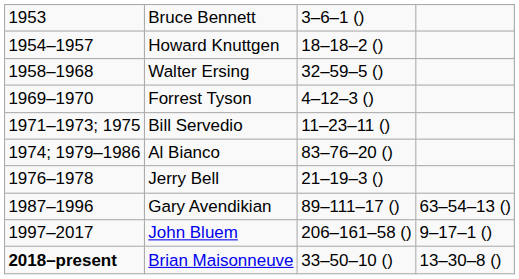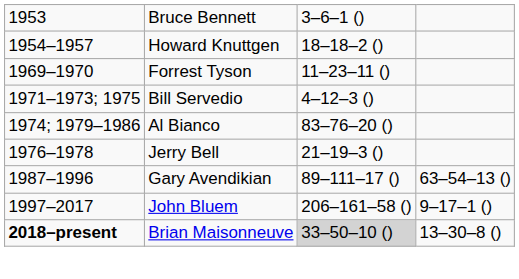- row: (199, 71)
(338, 98) 4–12–3 () -> (346, 71) 11–23–11 ()
(346, 125) 11–23–11 () -> (338, 98) 4–12–3 ()
(347, 260) no background -> (347, 233) lightgrey background
